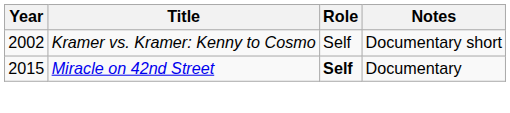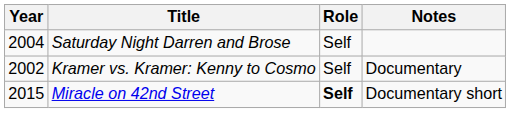+ row: (171, 42)
(434, 42) Documentary short -> (414, 68) Documentary
(414, 68) Documentary -> (434, 94) Documentary short
